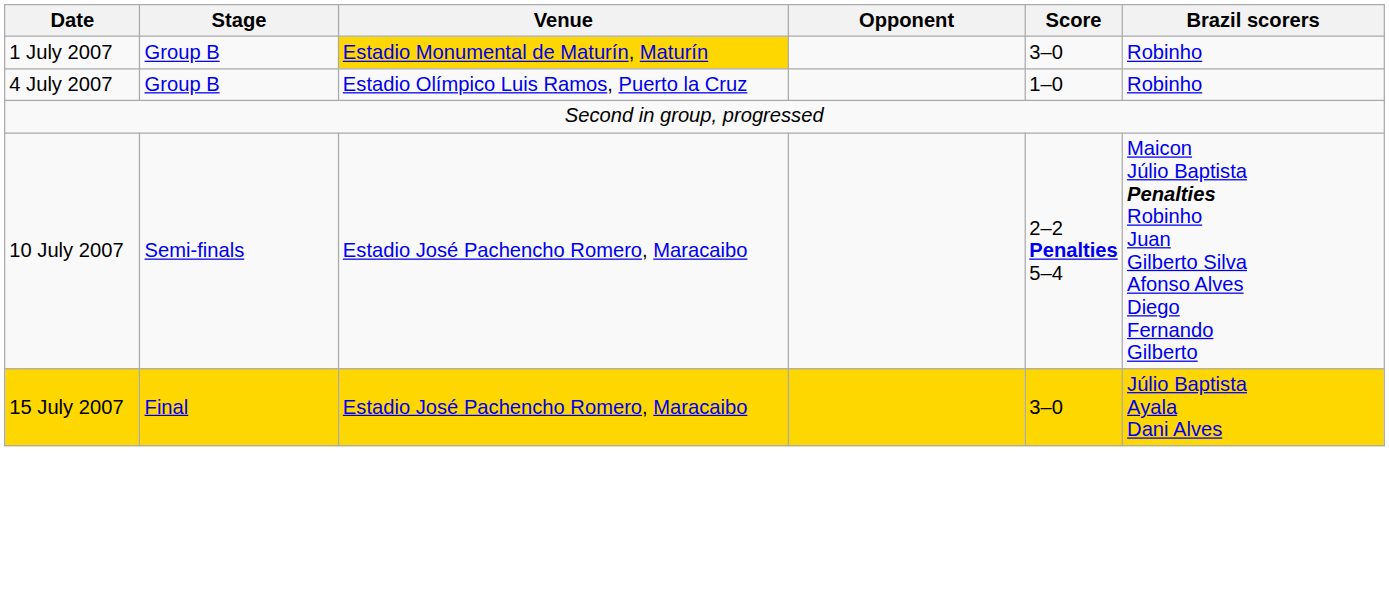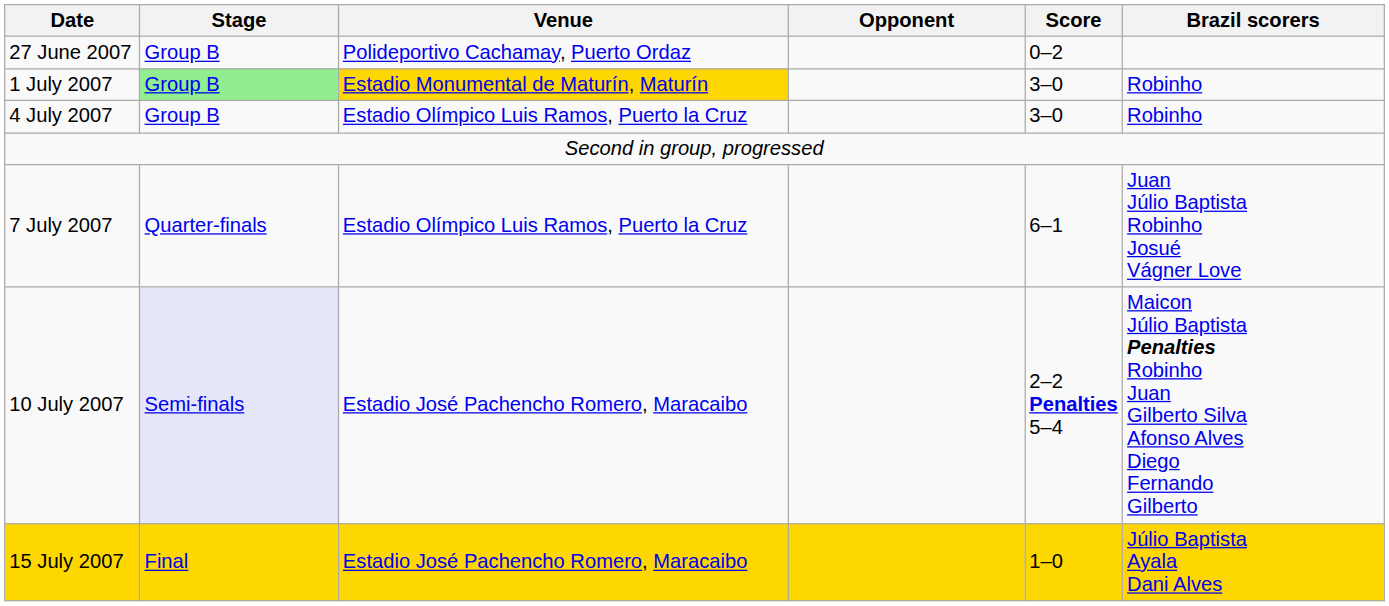+ row: (70, 52)
(182, 52) no background -> (182, 84) lightgreen background
(1046, 84) 1–0 -> (1046, 116) 3–0
+ row: (61, 225)
(194, 250) no background -> (194, 405) lavender background
(1046, 407) 3–0 -> (1046, 561) 1–0
